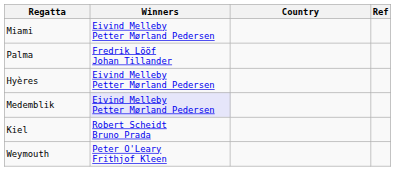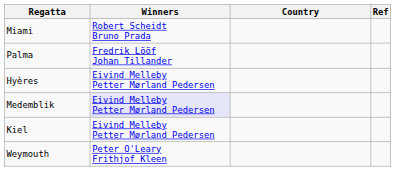(153, 31) Eivind Melleby Petter Mørland Pedersen -> (130, 31) Robert Scheidt Bruno Prada
(130, 129) Robert Scheidt Bruno Prada -> (153, 129) Eivind Melleby Petter Mørland Pedersen
